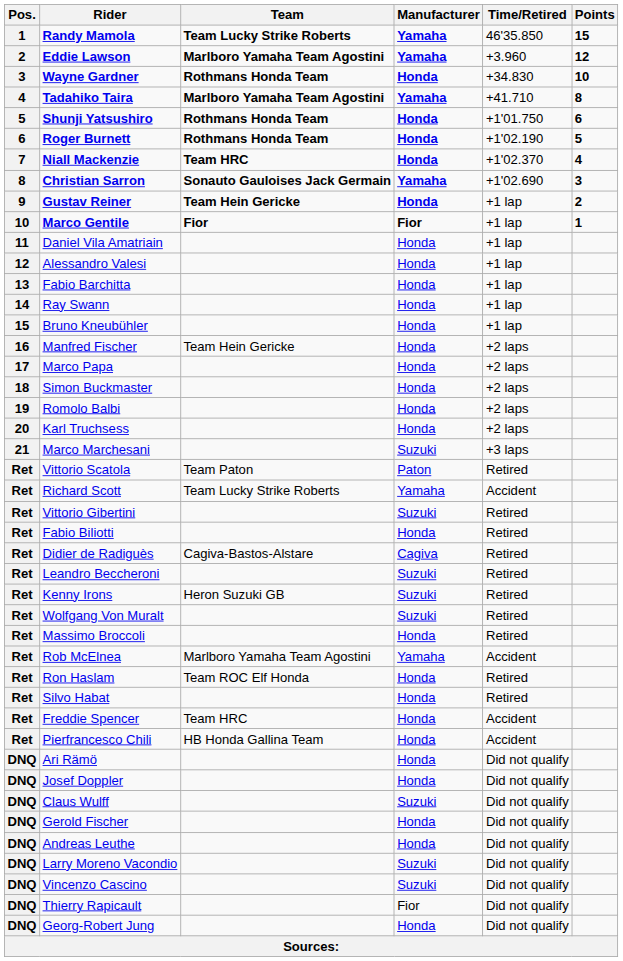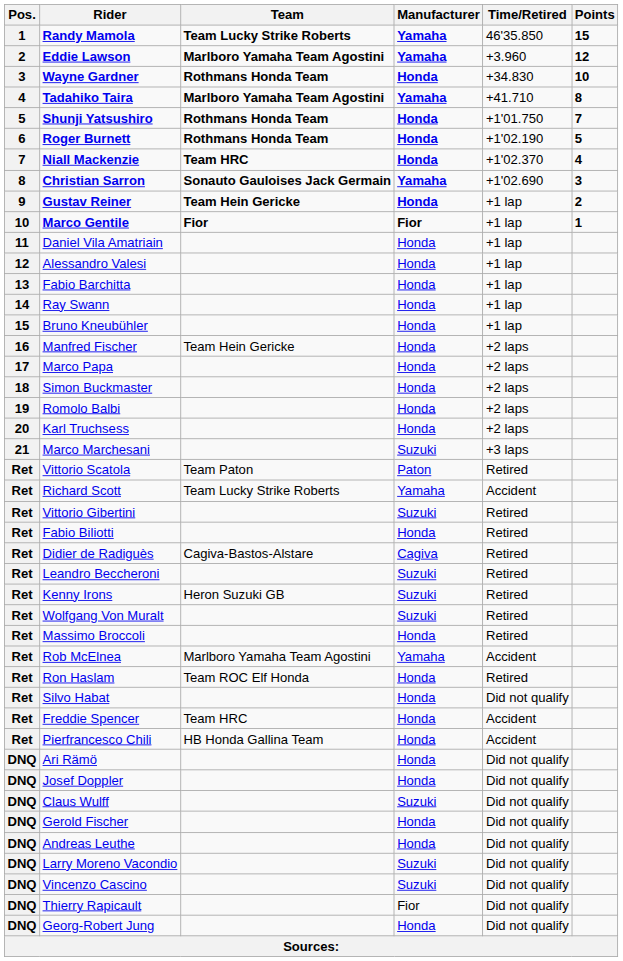(578, 118) 6 -> (578, 118) 7
(507, 698) Retired -> (527, 698) Did not qualify
